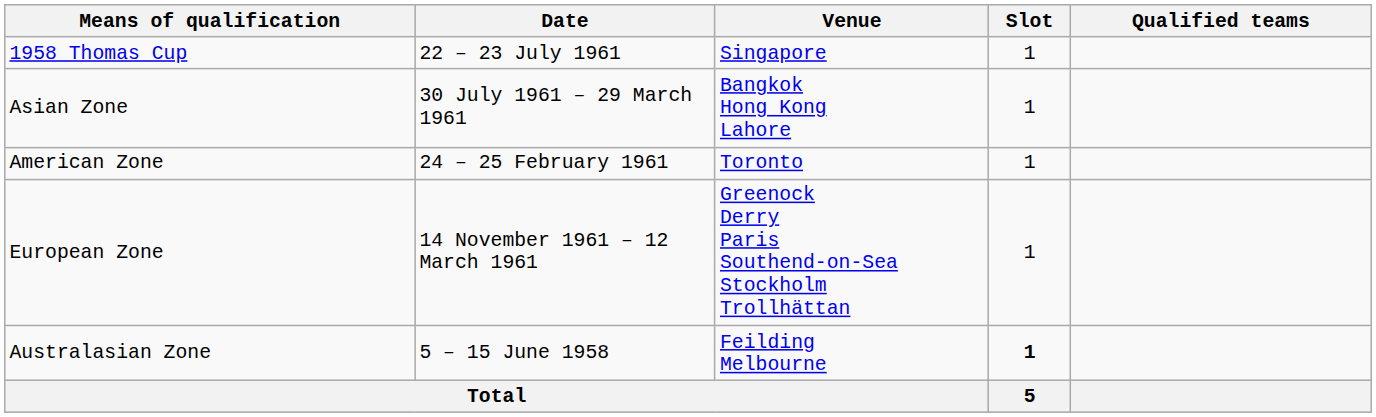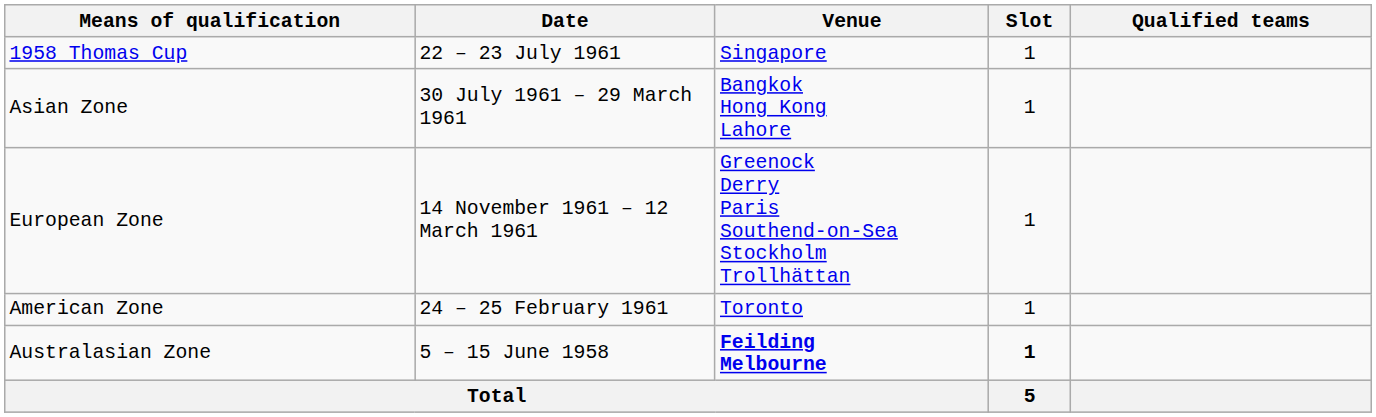rows swapped: (87, 163) <-> (87, 252)
(773, 353) normal -> (773, 353) bold
